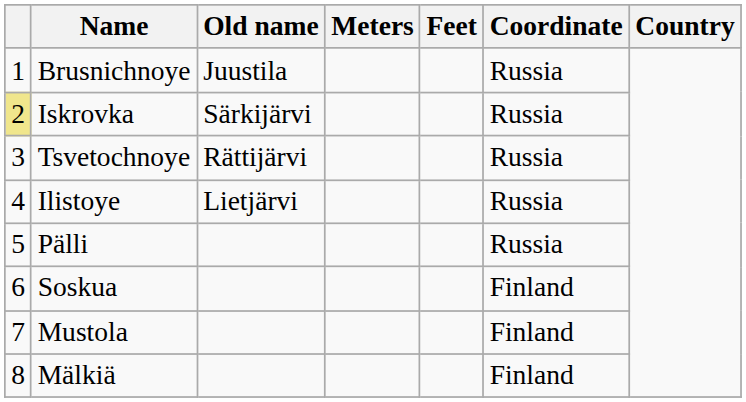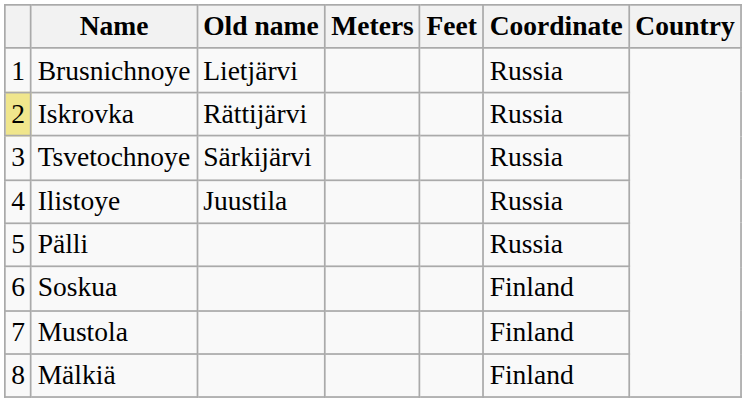(245, 69) Juustila -> (251, 69) Lietjärvi
(257, 113) Särkijärvi -> (255, 113) Rättijärvi
(255, 157) Rättijärvi -> (257, 157) Särkijärvi
(251, 200) Lietjärvi -> (245, 200) Juustila
